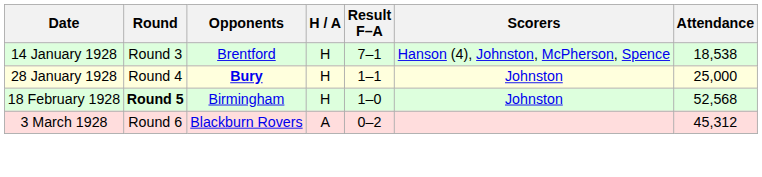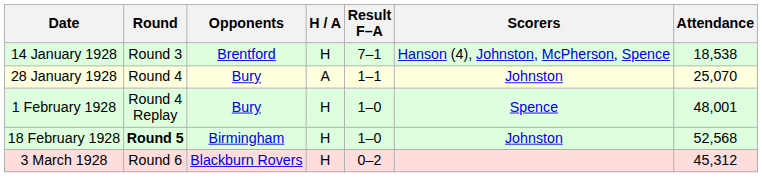(246, 76) bold -> (246, 76) normal
(325, 76) H -> (325, 76) A
(715, 76) 25,000 -> (715, 76) 25,070
+ row: (64, 107)
(325, 122) A -> (325, 160) H
